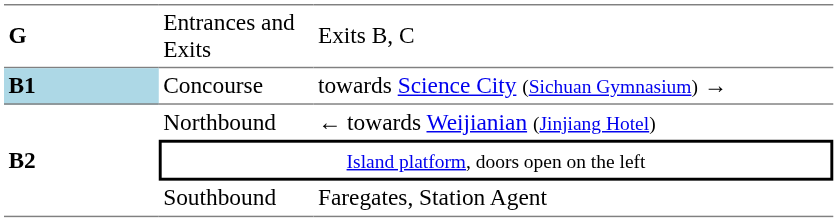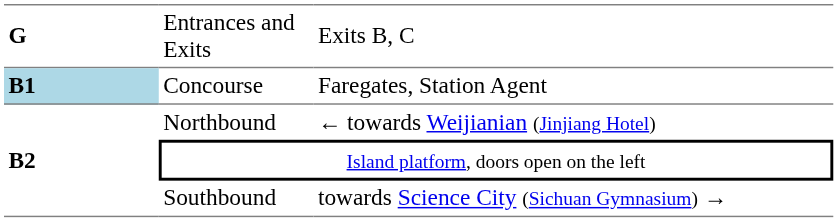(523, 85) towards Science City (Sichuan Gymnasium) → -> (432, 85) Faregates, Station Agent
(432, 197) Faregates, Station Agent -> (523, 197) towards Science City (Sichuan Gymnasium) →
